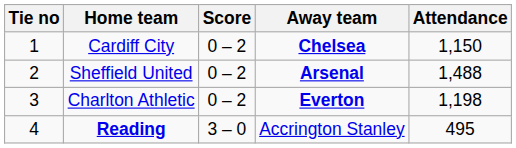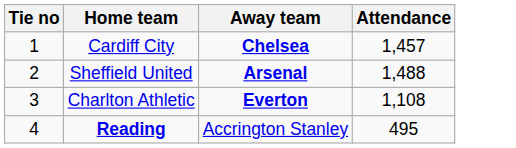- column: (227, 18)
(460, 45) 1,150 -> (404, 45) 1,457
(460, 101) 1,198 -> (404, 101) 1,108
